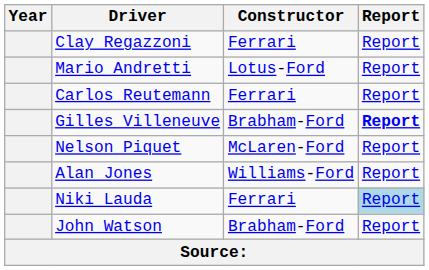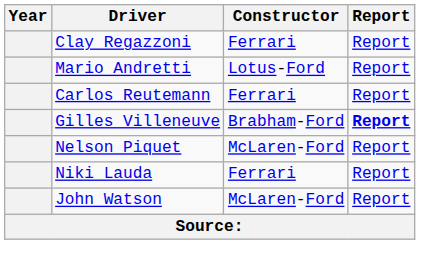- row: (104, 175)
(391, 201) lightblue background -> (381, 175) no background
(286, 227) Brabham-Ford -> (286, 201) McLaren-Ford
